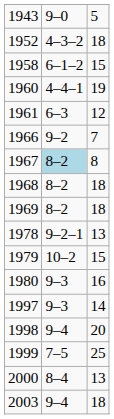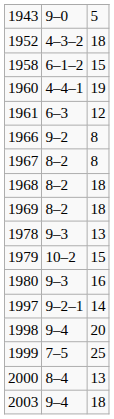(94, 137) 7 -> (94, 137) 8
(57, 161) lightblue background -> (57, 161) no background
(64, 233) 9–2–1 -> (57, 233) 9–3
(57, 305) 9–3 -> (64, 305) 9–2–1
